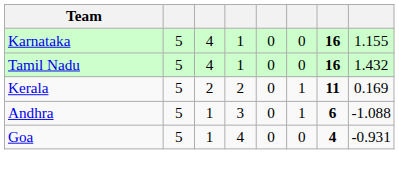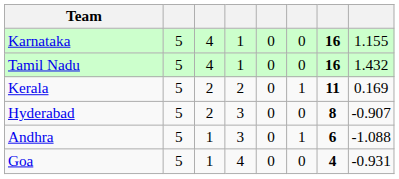+ row: (41, 112)
